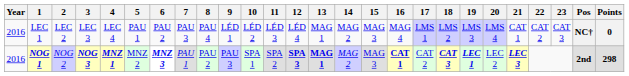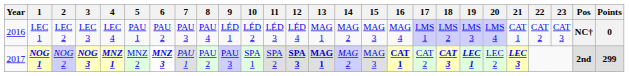(16, 58) 2016 -> (16, 58) 2017
(609, 58) 298 -> (609, 58) 299
